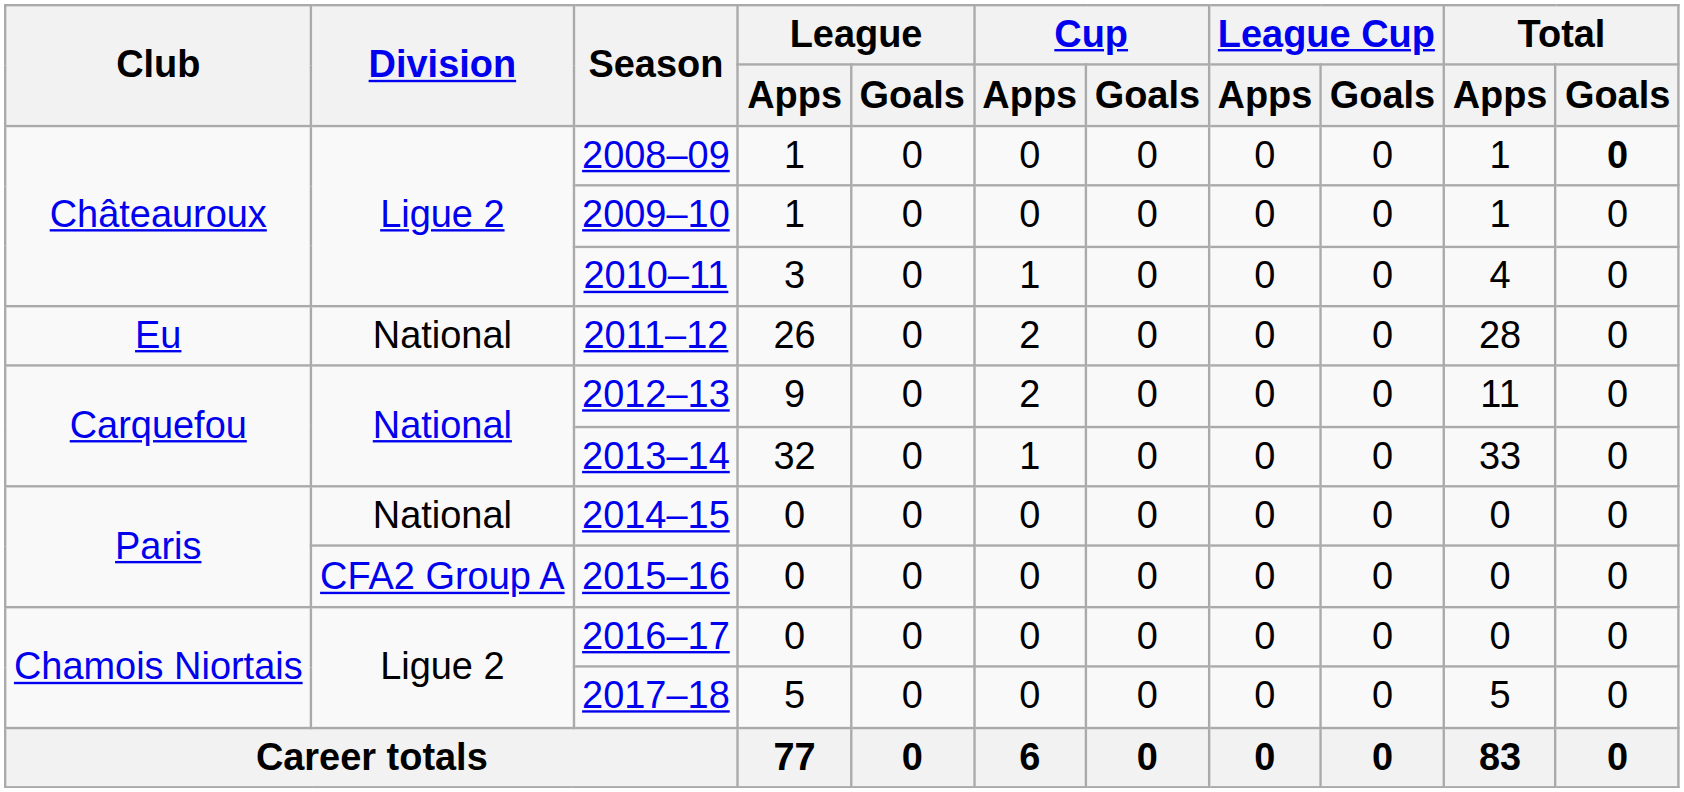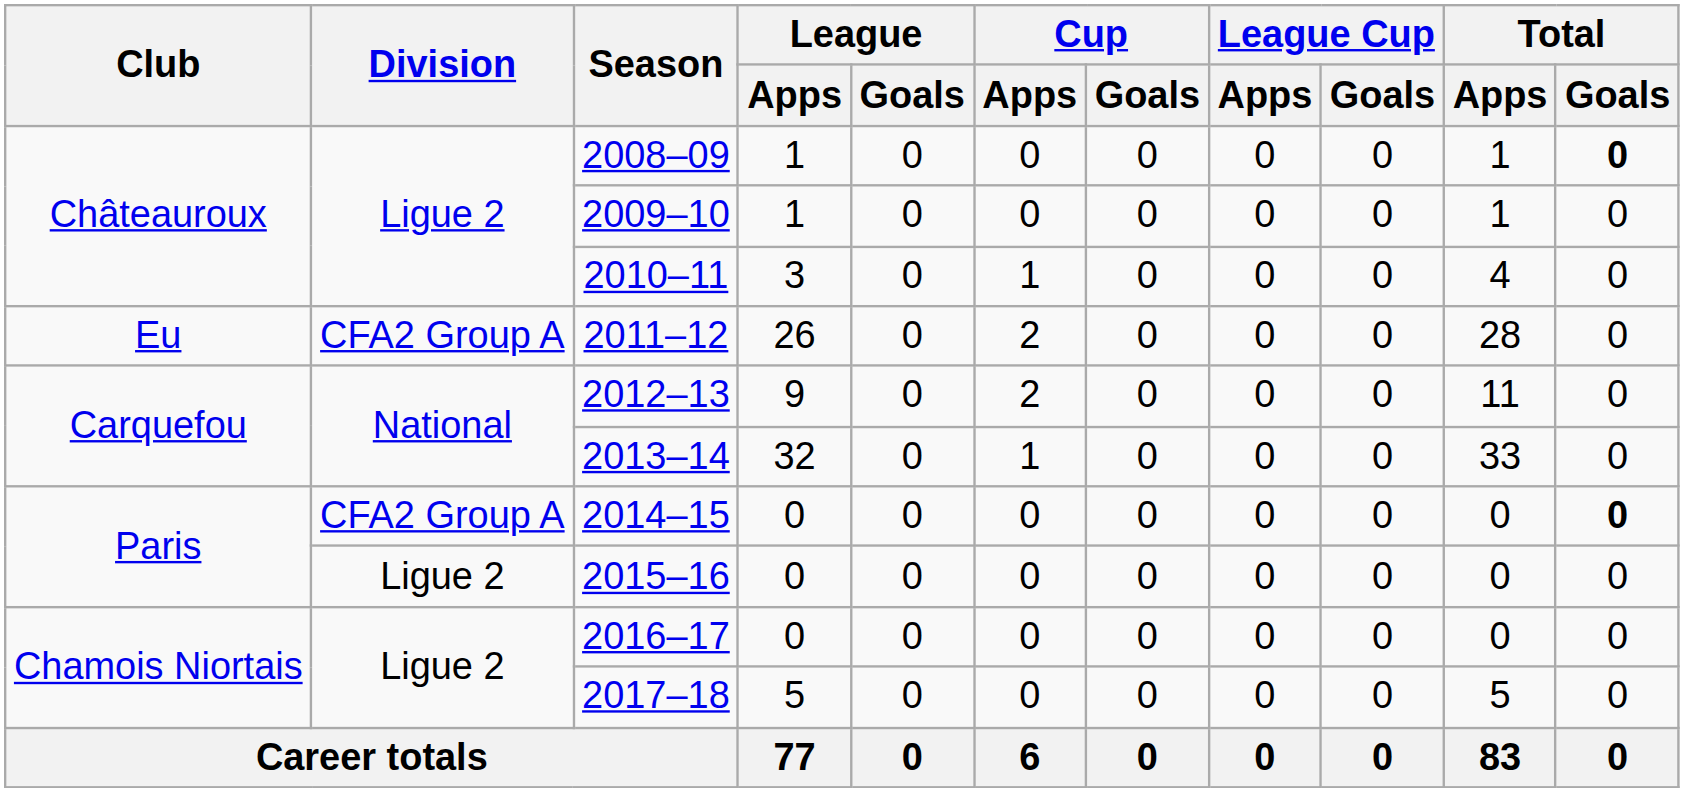(442, 335) National -> (442, 335) CFA2 Group A
(442, 515) National -> (442, 515) CFA2 Group A
(1618, 515) normal -> (1618, 515) bold
(442, 575) CFA2 Group A -> (442, 575) Ligue 2
